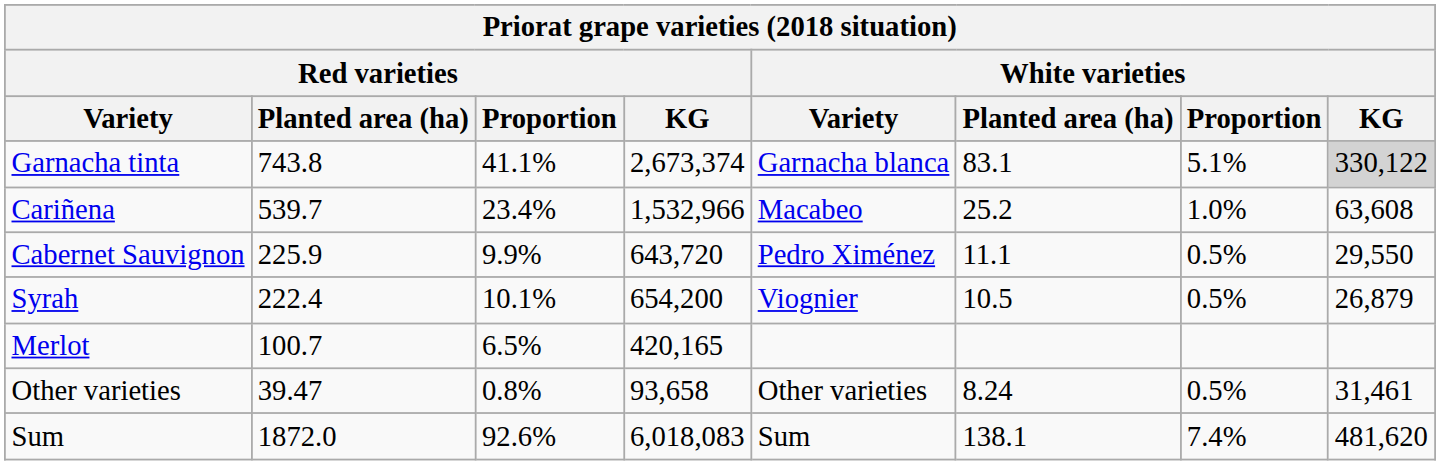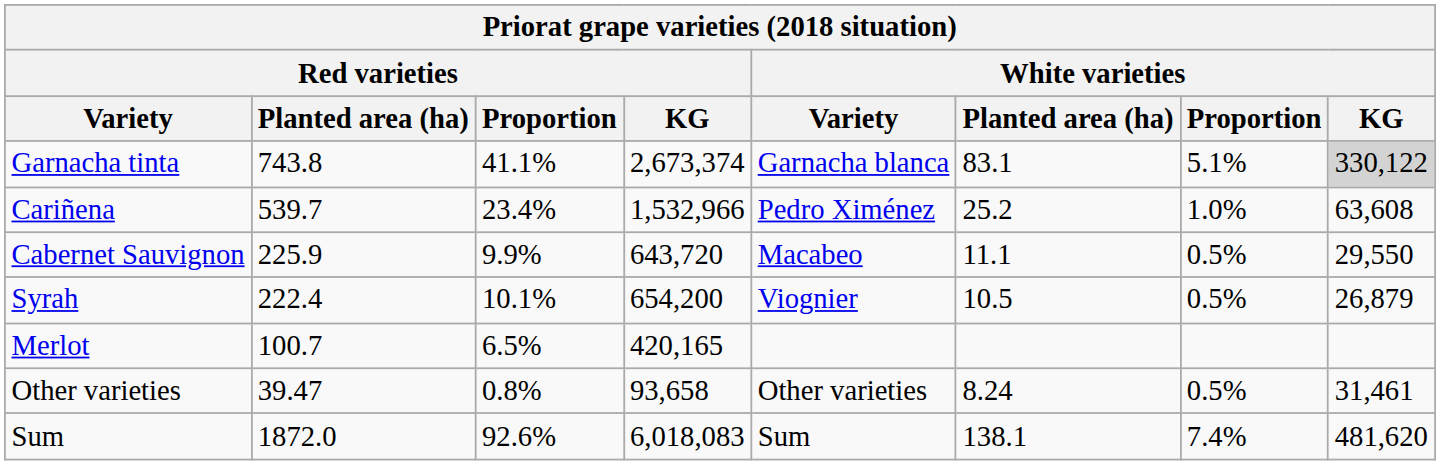(810, 208) Macabeo -> (846, 208) Pedro Ximénez
(846, 254) Pedro Ximénez -> (810, 254) Macabeo
